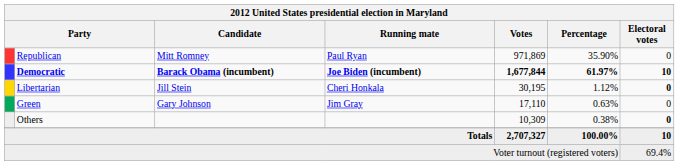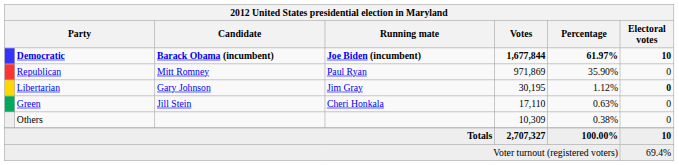rows swapped: (41, 72) <-> (39, 56)
(174, 88) Jill Stein -> (184, 88) Gary Johnson
(355, 88) Cheri Honkala -> (345, 88) Jim Gray
(184, 104) Gary Johnson -> (174, 104) Jill Stein
(345, 104) Jim Gray -> (355, 104) Cheri Honkala
(669, 120) bold -> (669, 120) normal
